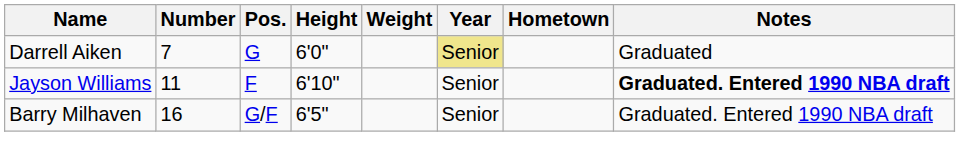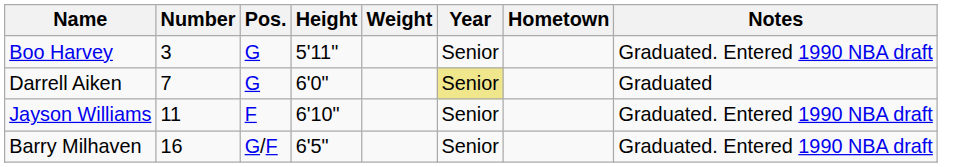+ row: (61, 51)
(784, 83) bold -> (776, 114) normal
